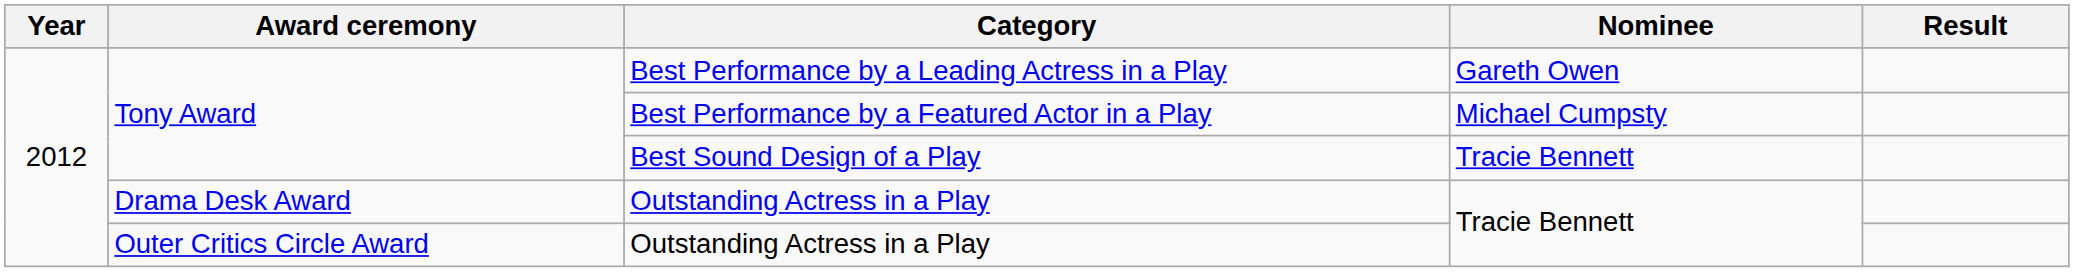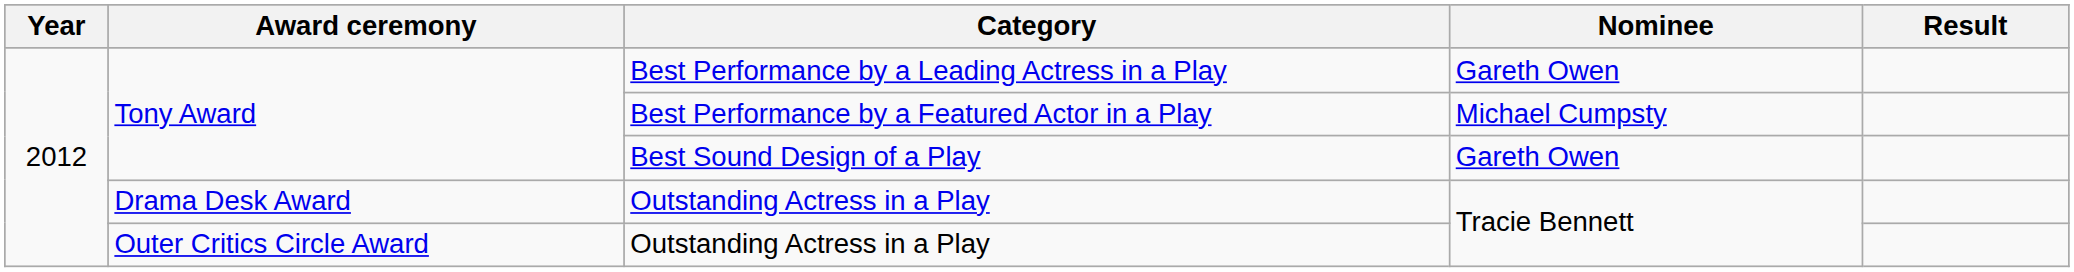(1545, 157) Tracie Bennett -> (1538, 157) Gareth Owen
